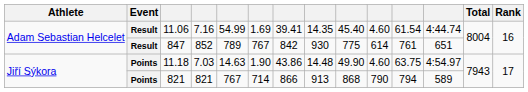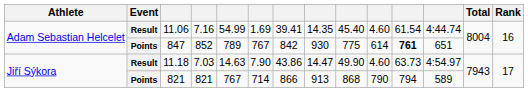(144, 47) Result -> (144, 47) Points
(408, 46) normal -> (408, 46) bold
(144, 64) Points -> (144, 64) Result
(261, 63) 1.90 -> (261, 63) 7.90
(320, 63) 14.48 -> (320, 63) 14.47
(408, 63) 63.75 -> (408, 63) 63.73
